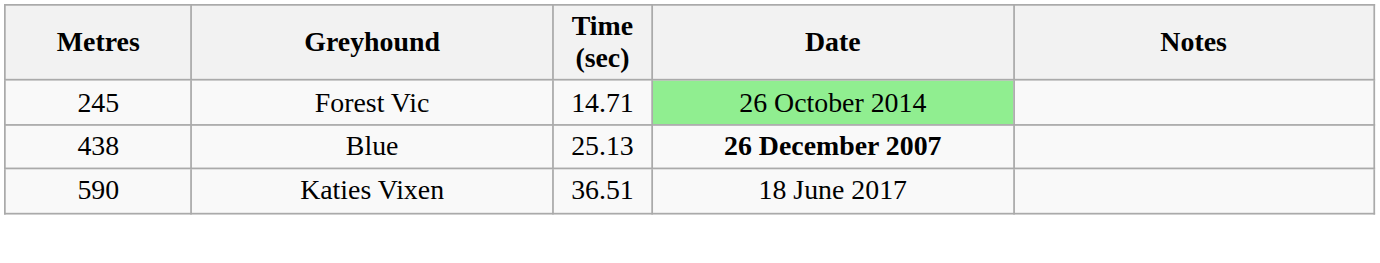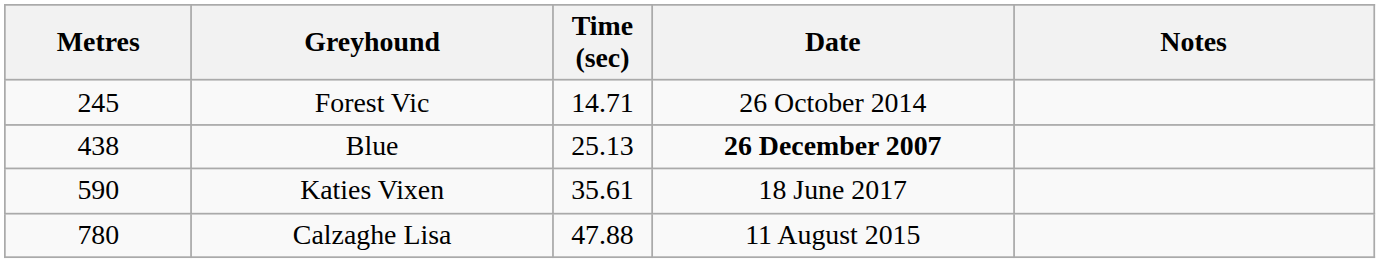(833, 102) lightgreen background -> (833, 102) no background
(602, 190) 36.51 -> (602, 190) 35.61
+ row: (372, 234)
